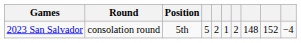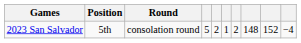columns swapped: (124, 13) <-> (182, 13)
